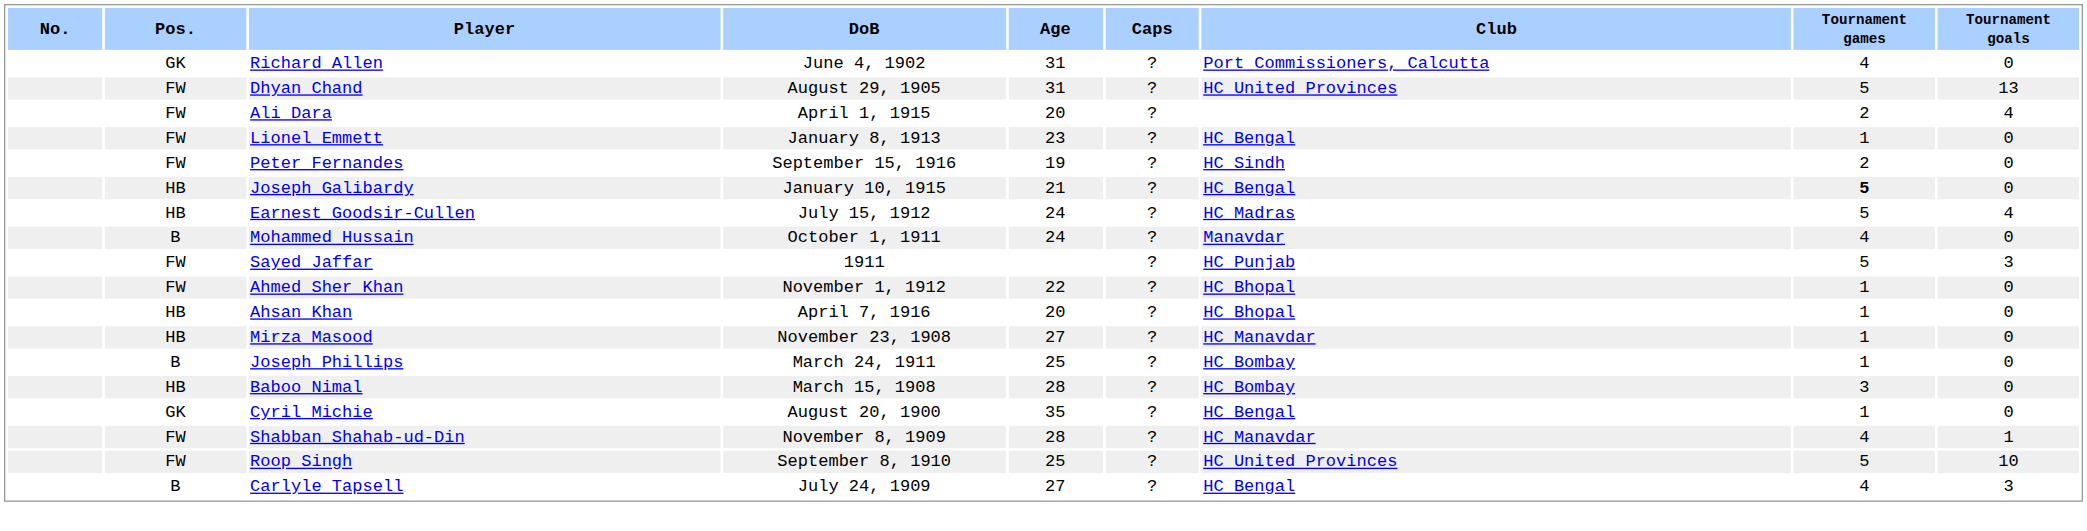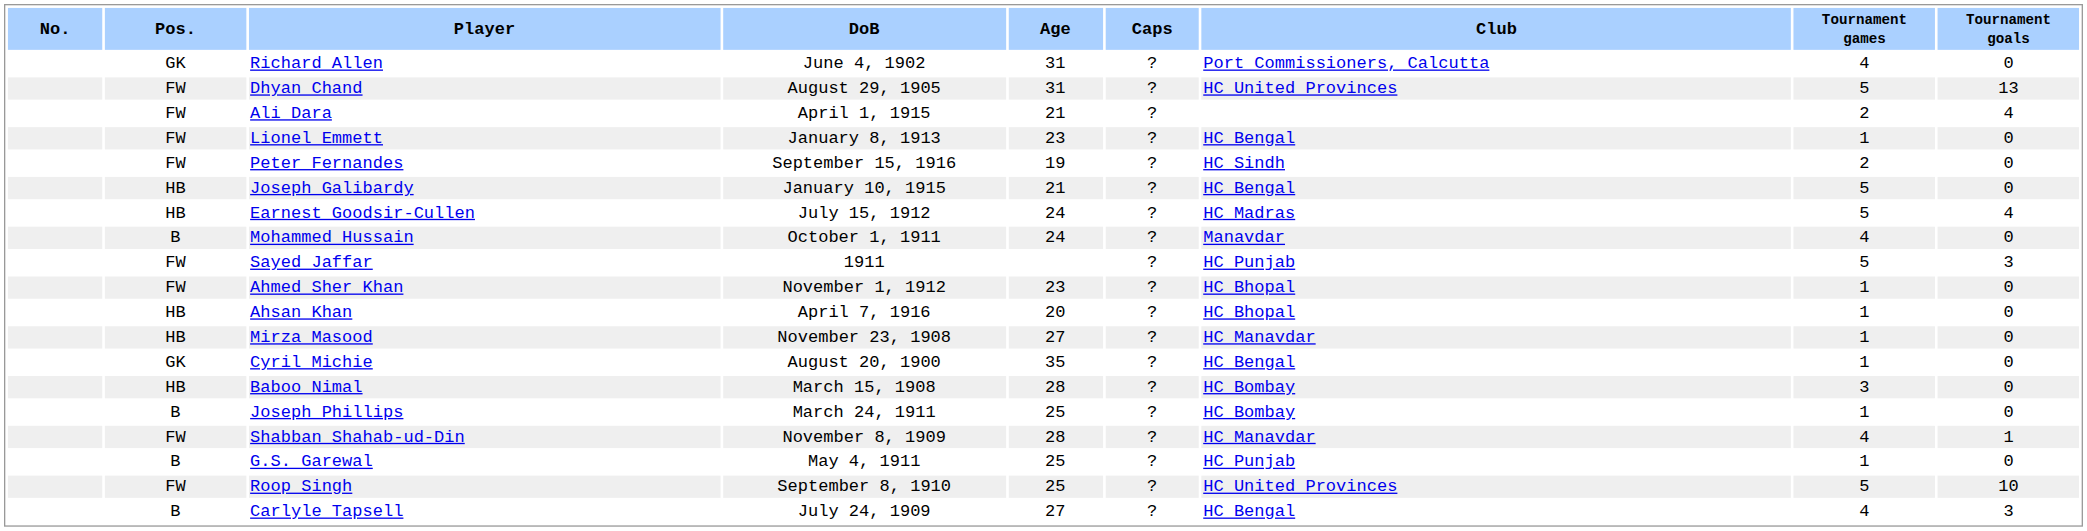(1055, 113) 20 -> (1055, 113) 21
(1864, 188) bold -> (1864, 188) normal
(1055, 288) 22 -> (1055, 288) 23
rows swapped: (311, 412) <-> (327, 362)
+ row: (311, 462)
